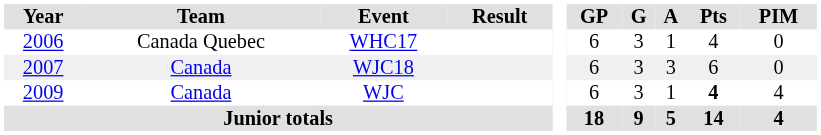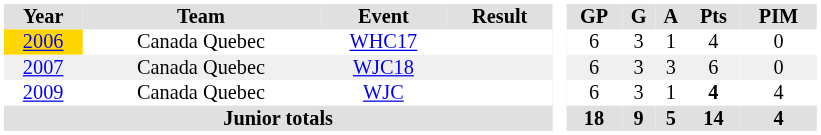(43, 41) no background -> (43, 41) gold background
(201, 67) Canada -> (201, 67) Canada Quebec
(201, 92) Canada -> (201, 92) Canada Quebec
